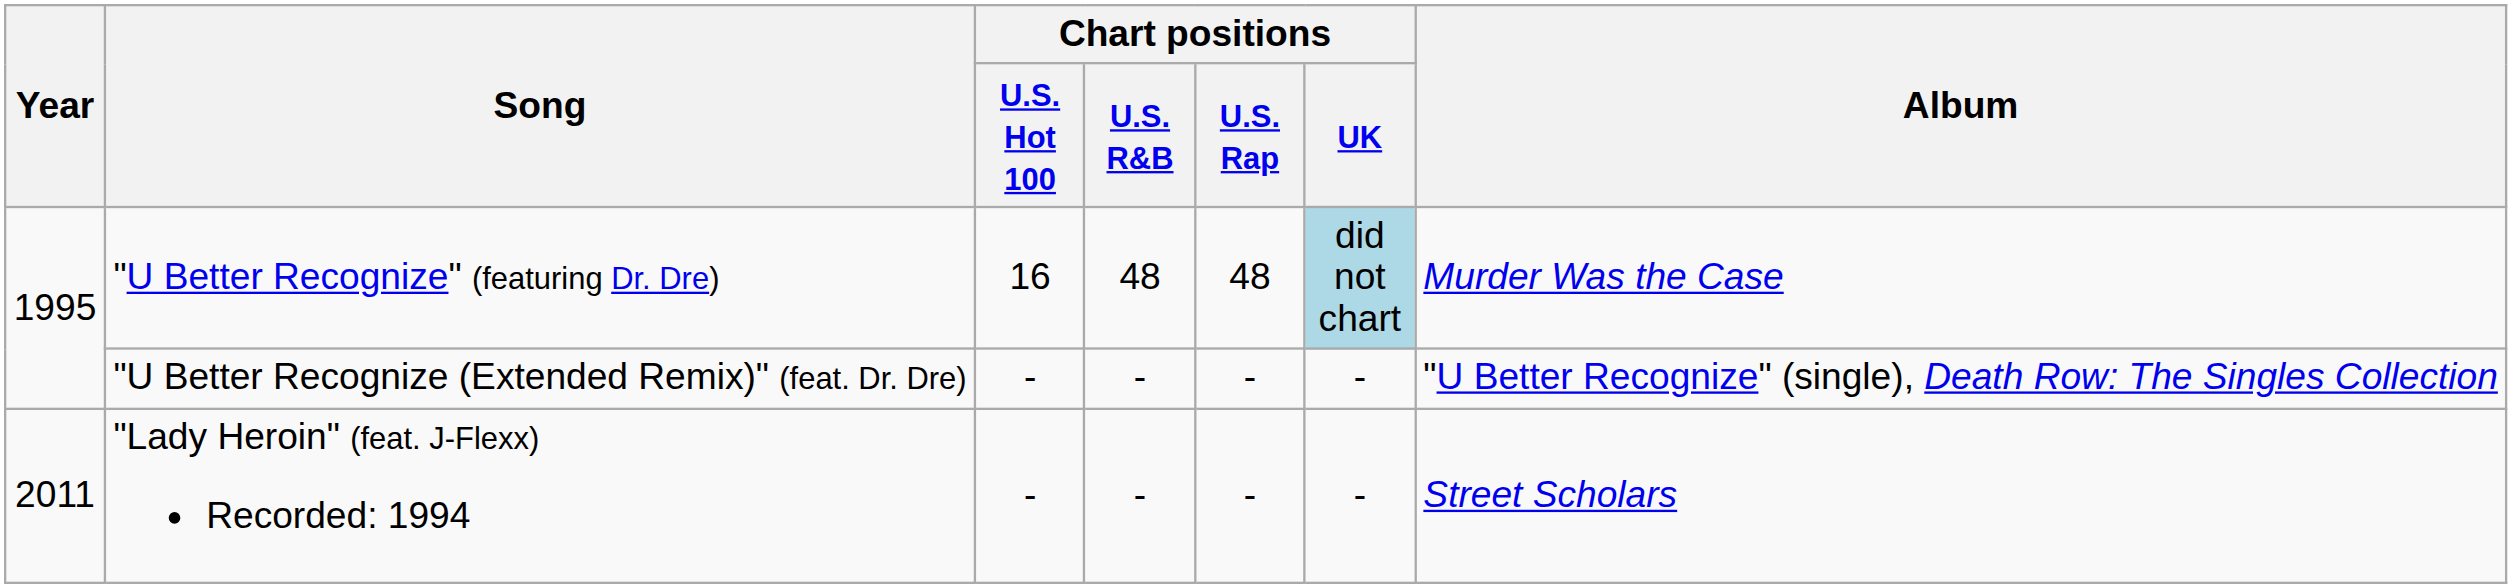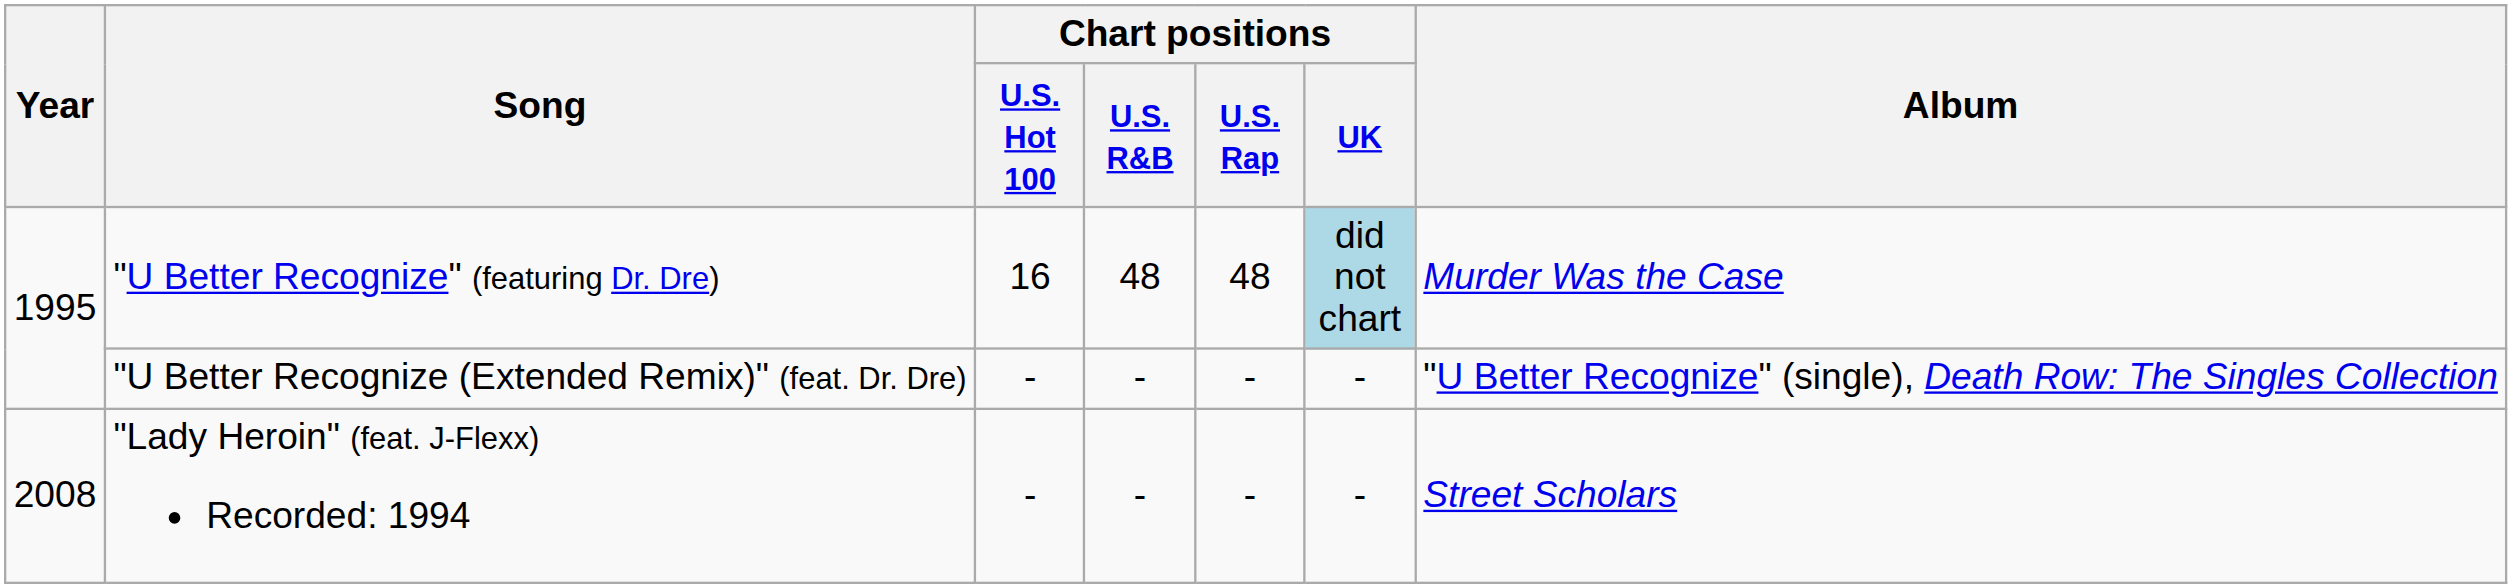(55, 494) 2011 -> (55, 494) 2008
